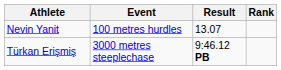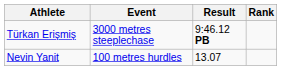rows swapped: (41, 51) <-> (33, 29)
